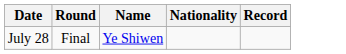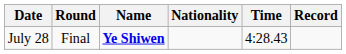+ column: (266, 15)
(133, 37) normal -> (134, 37) bold
